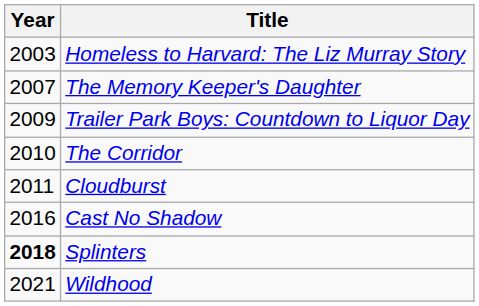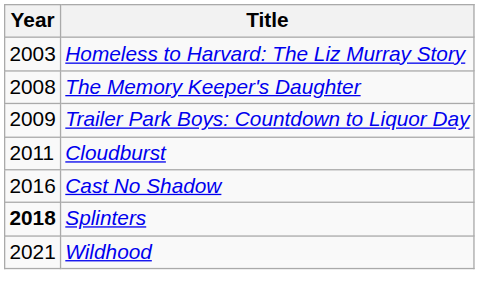(33, 86) 2007 -> (33, 86) 2008
- row: (124, 152)
